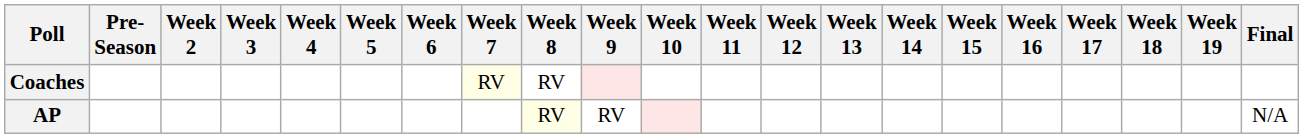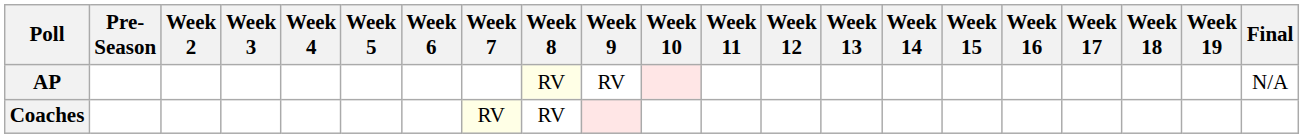rows swapped: (47, 116) <-> (47, 81)
